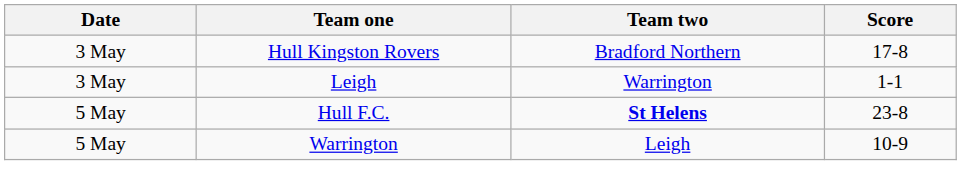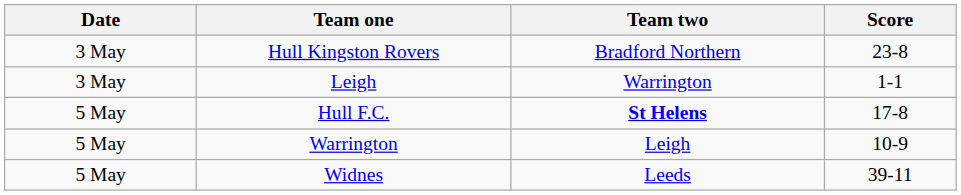(890, 50) 17-8 -> (890, 50) 23-8
(890, 112) 23-8 -> (890, 112) 17-8
+ row: (354, 174)
